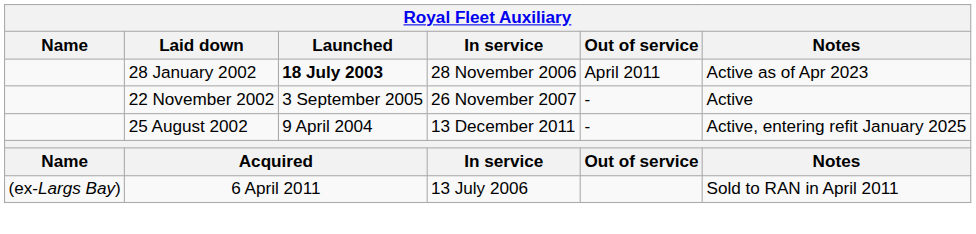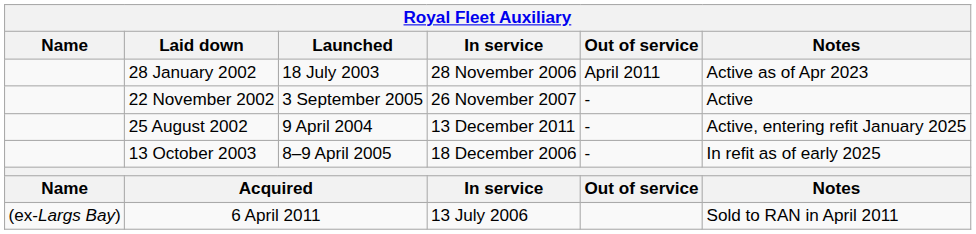(333, 72) bold -> (331, 72) normal
+ row: (192, 153)
